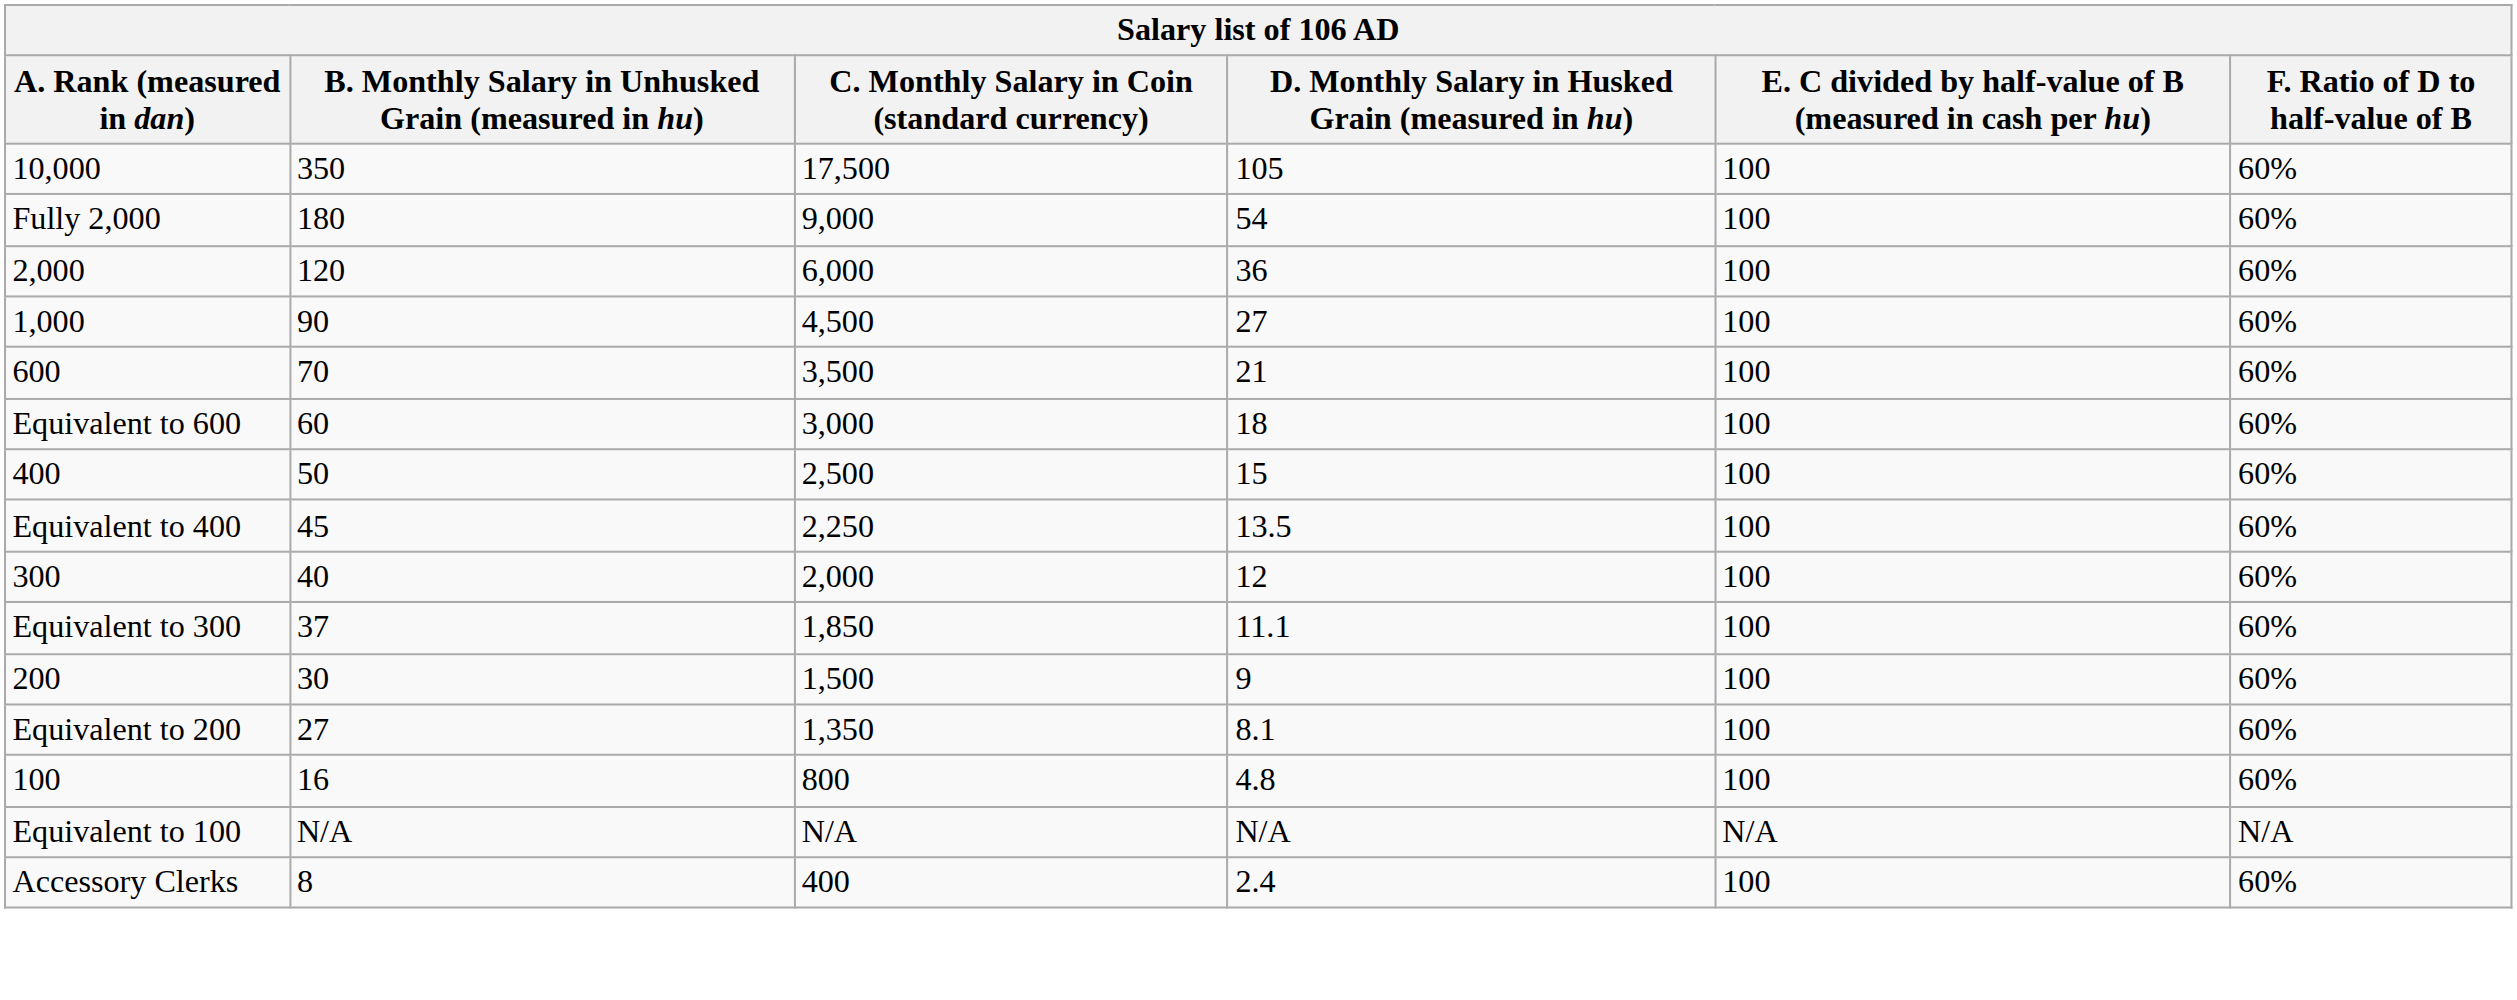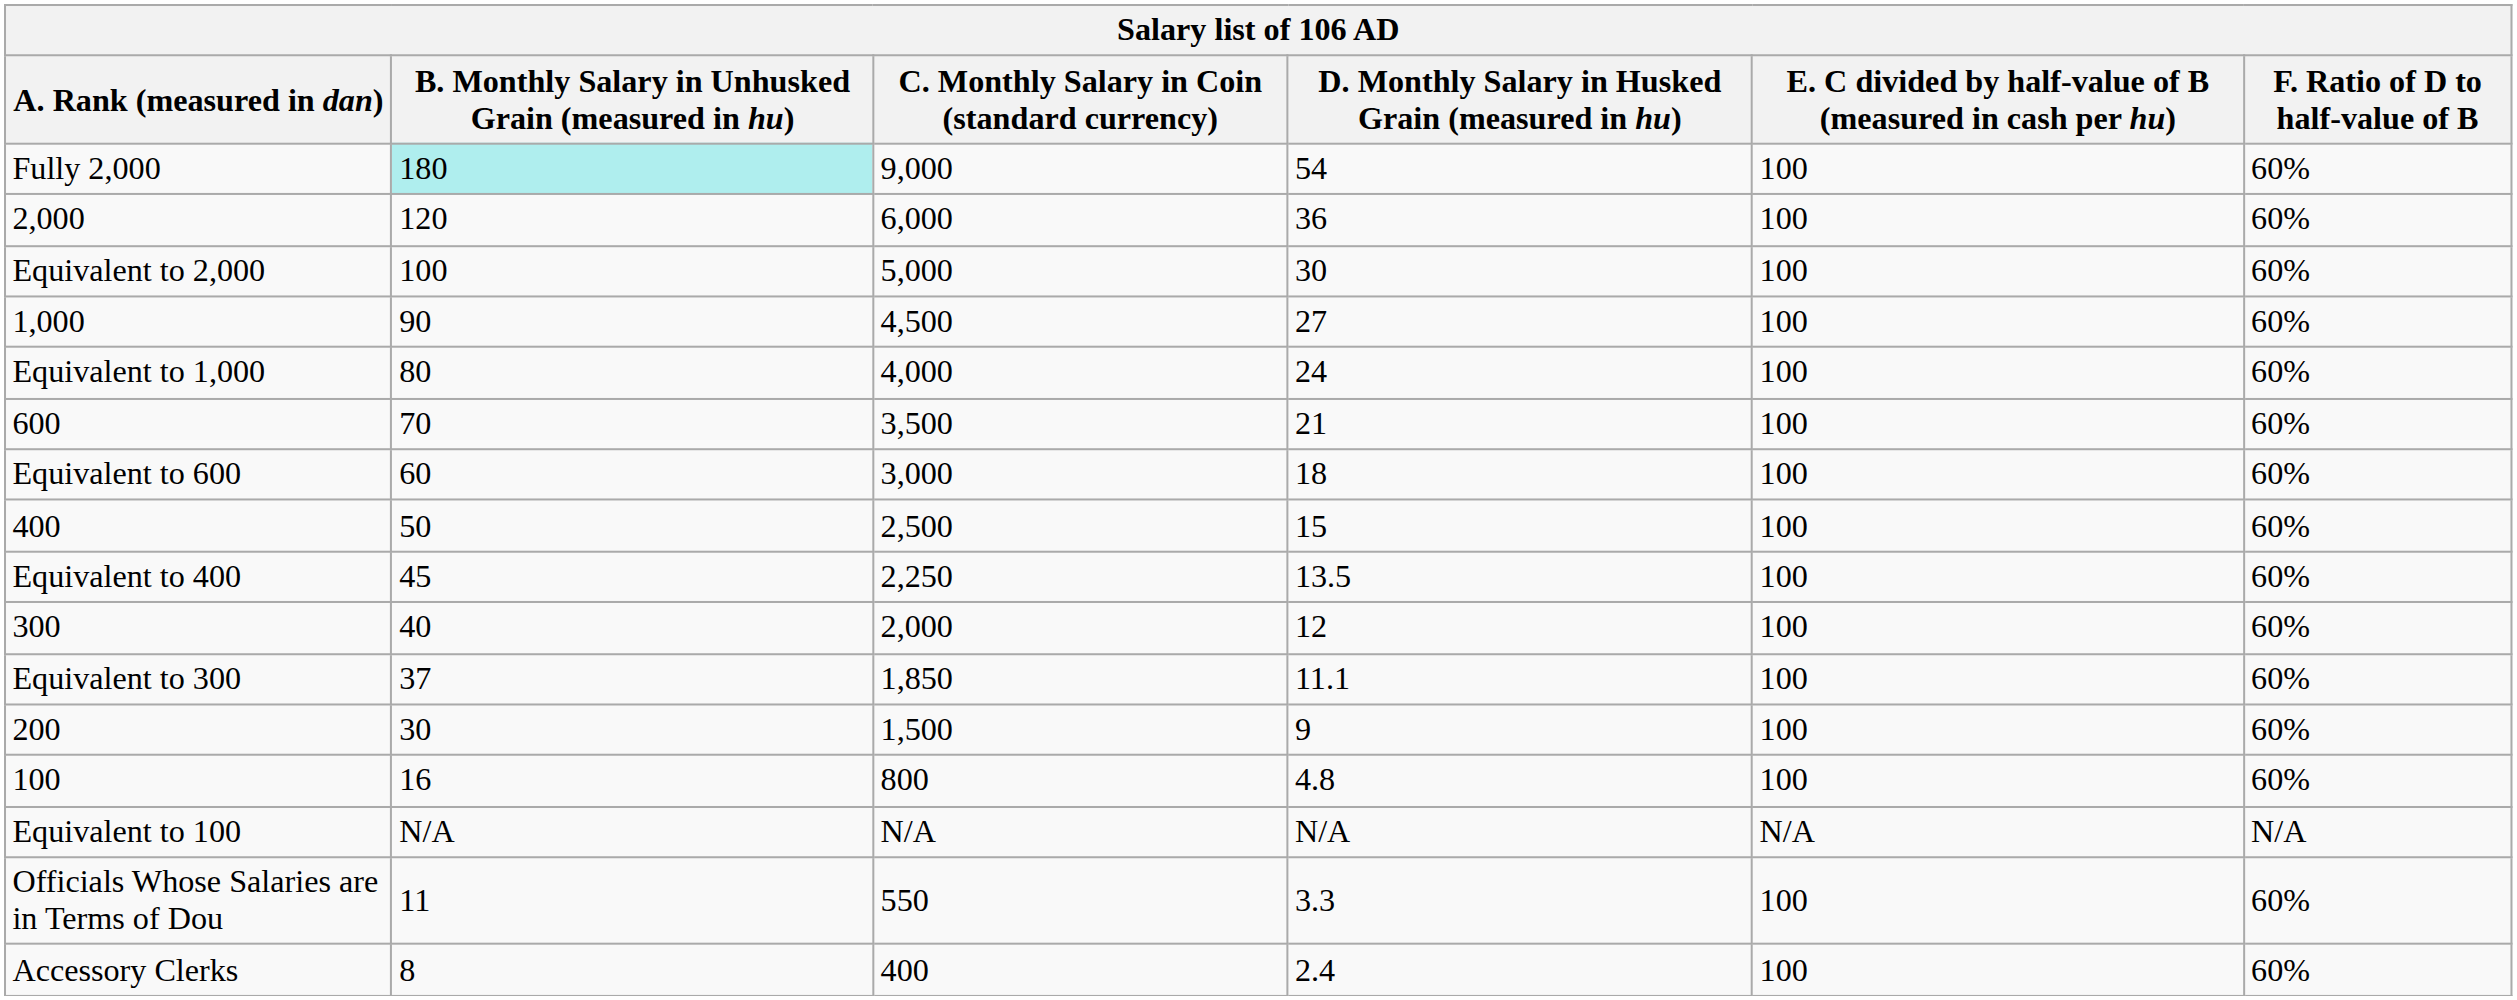- row: (57, 168)
(321, 219) no background -> (423, 168) paleturquoise background
+ row: (139, 270)
+ row: (139, 372)
- row: (127, 729)
+ row: (195, 900)
